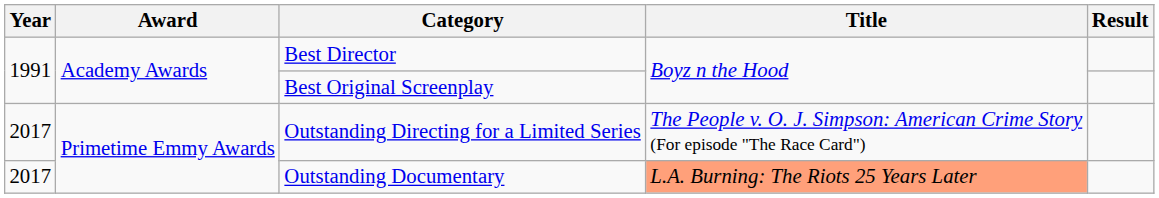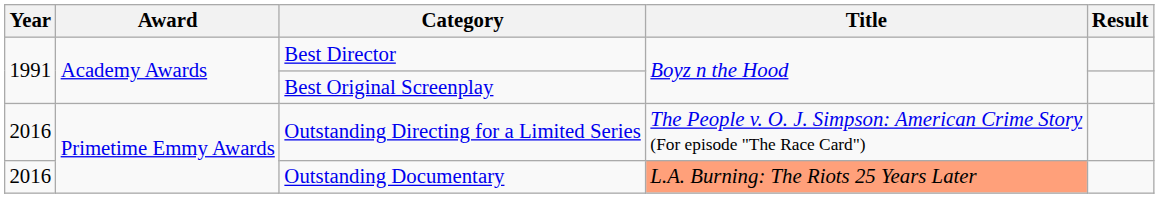(30, 131) 2017 -> (30, 131) 2016
(30, 176) 2017 -> (30, 176) 2016
